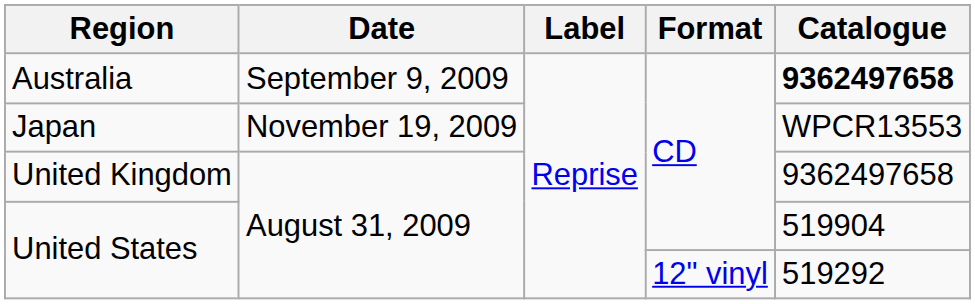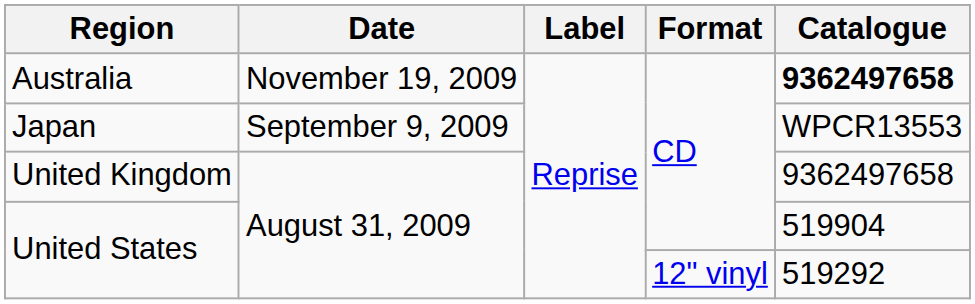(377, 77) September 9, 2009 -> (382, 77) November 19, 2009
(382, 126) November 19, 2009 -> (377, 126) September 9, 2009
